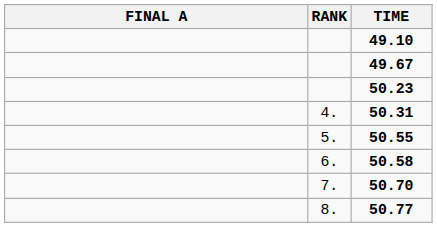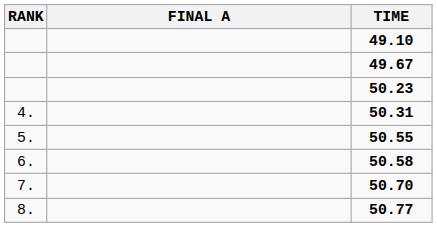columns swapped: (329, 17) <-> (156, 17)
